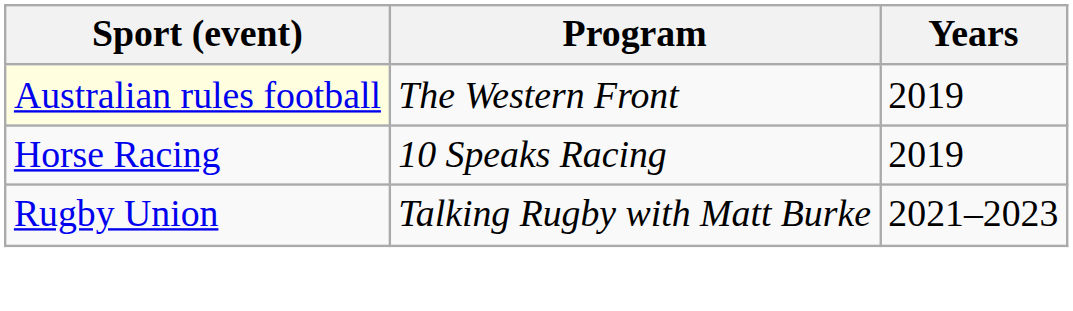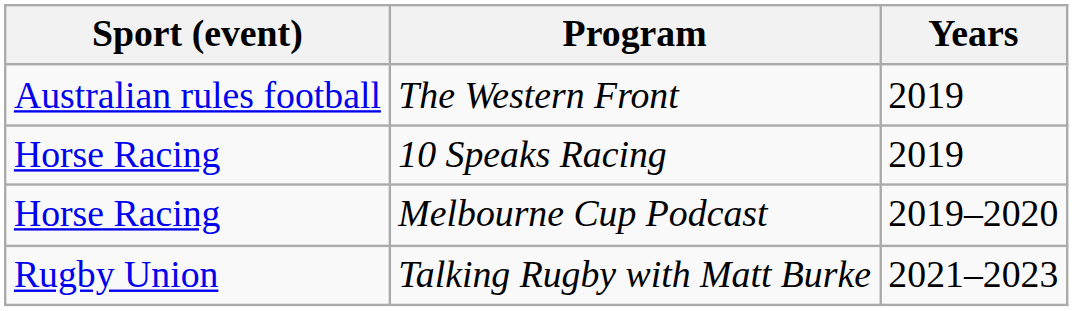(197, 94) lightyellow background -> (197, 94) no background
+ row: (583, 214)
